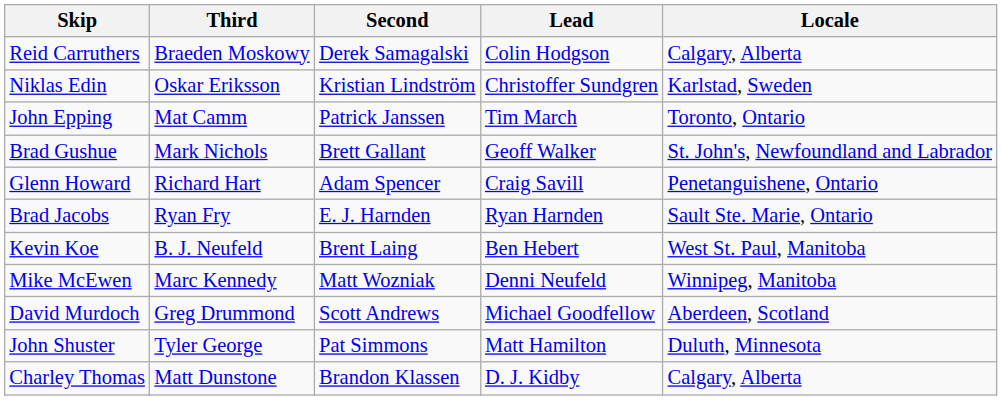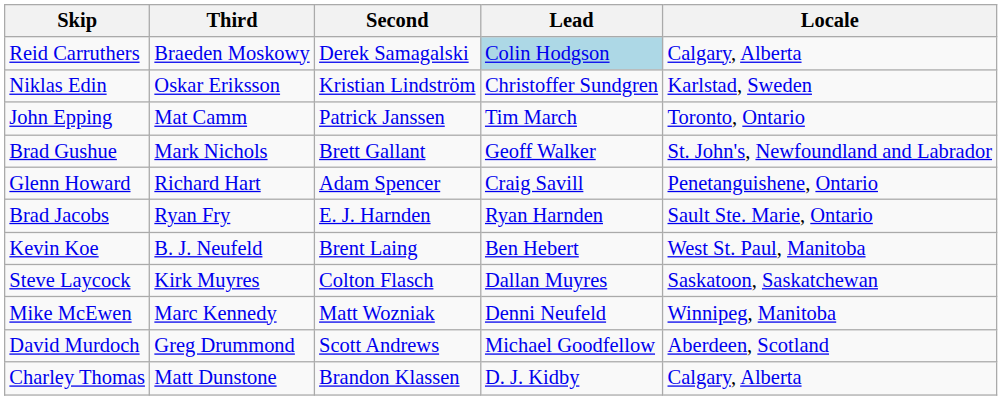(547, 53) no background -> (547, 53) lightblue background
+ row: (70, 280)
- row: (62, 345)
